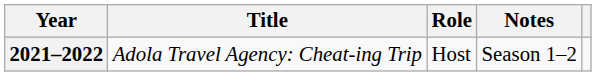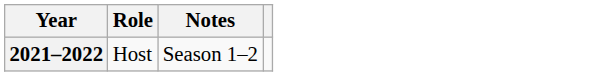- column: (267, 20)
